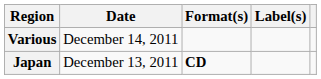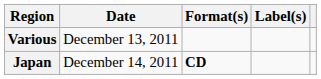(121, 39) December 14, 2011 -> (121, 39) December 13, 2011
(121, 62) December 13, 2011 -> (121, 62) December 14, 2011
